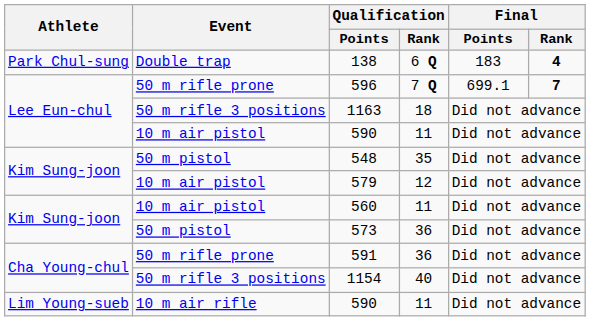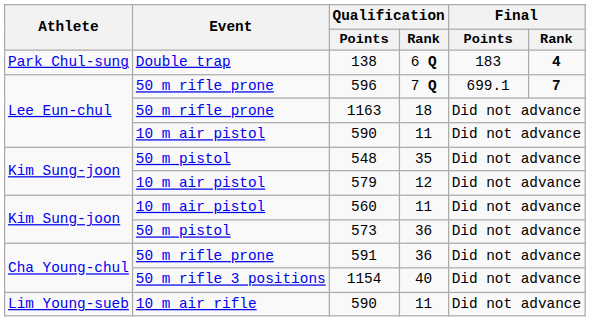(231, 110) 50 m rifle 3 positions -> (205, 110) 50 m rifle prone
